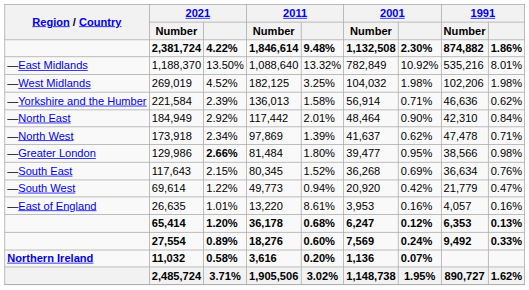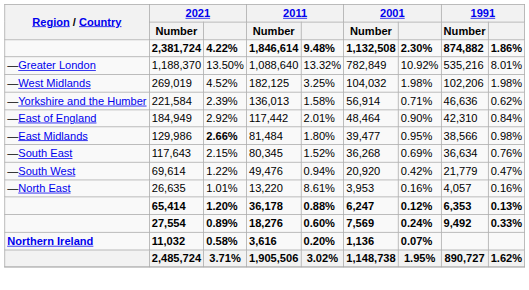(48, 66) —East Midlands -> (52, 66) —Greater London
(39, 118) —North East -> (52, 118) —East of England
- row: (172, 136)
(52, 153) —Greater London -> (48, 136) —East Midlands
(266, 188) 49,773 -> (266, 171) 49,476
(52, 206) —East of England -> (39, 188) —North East
(319, 223) 0.68% -> (319, 206) 0.88%
